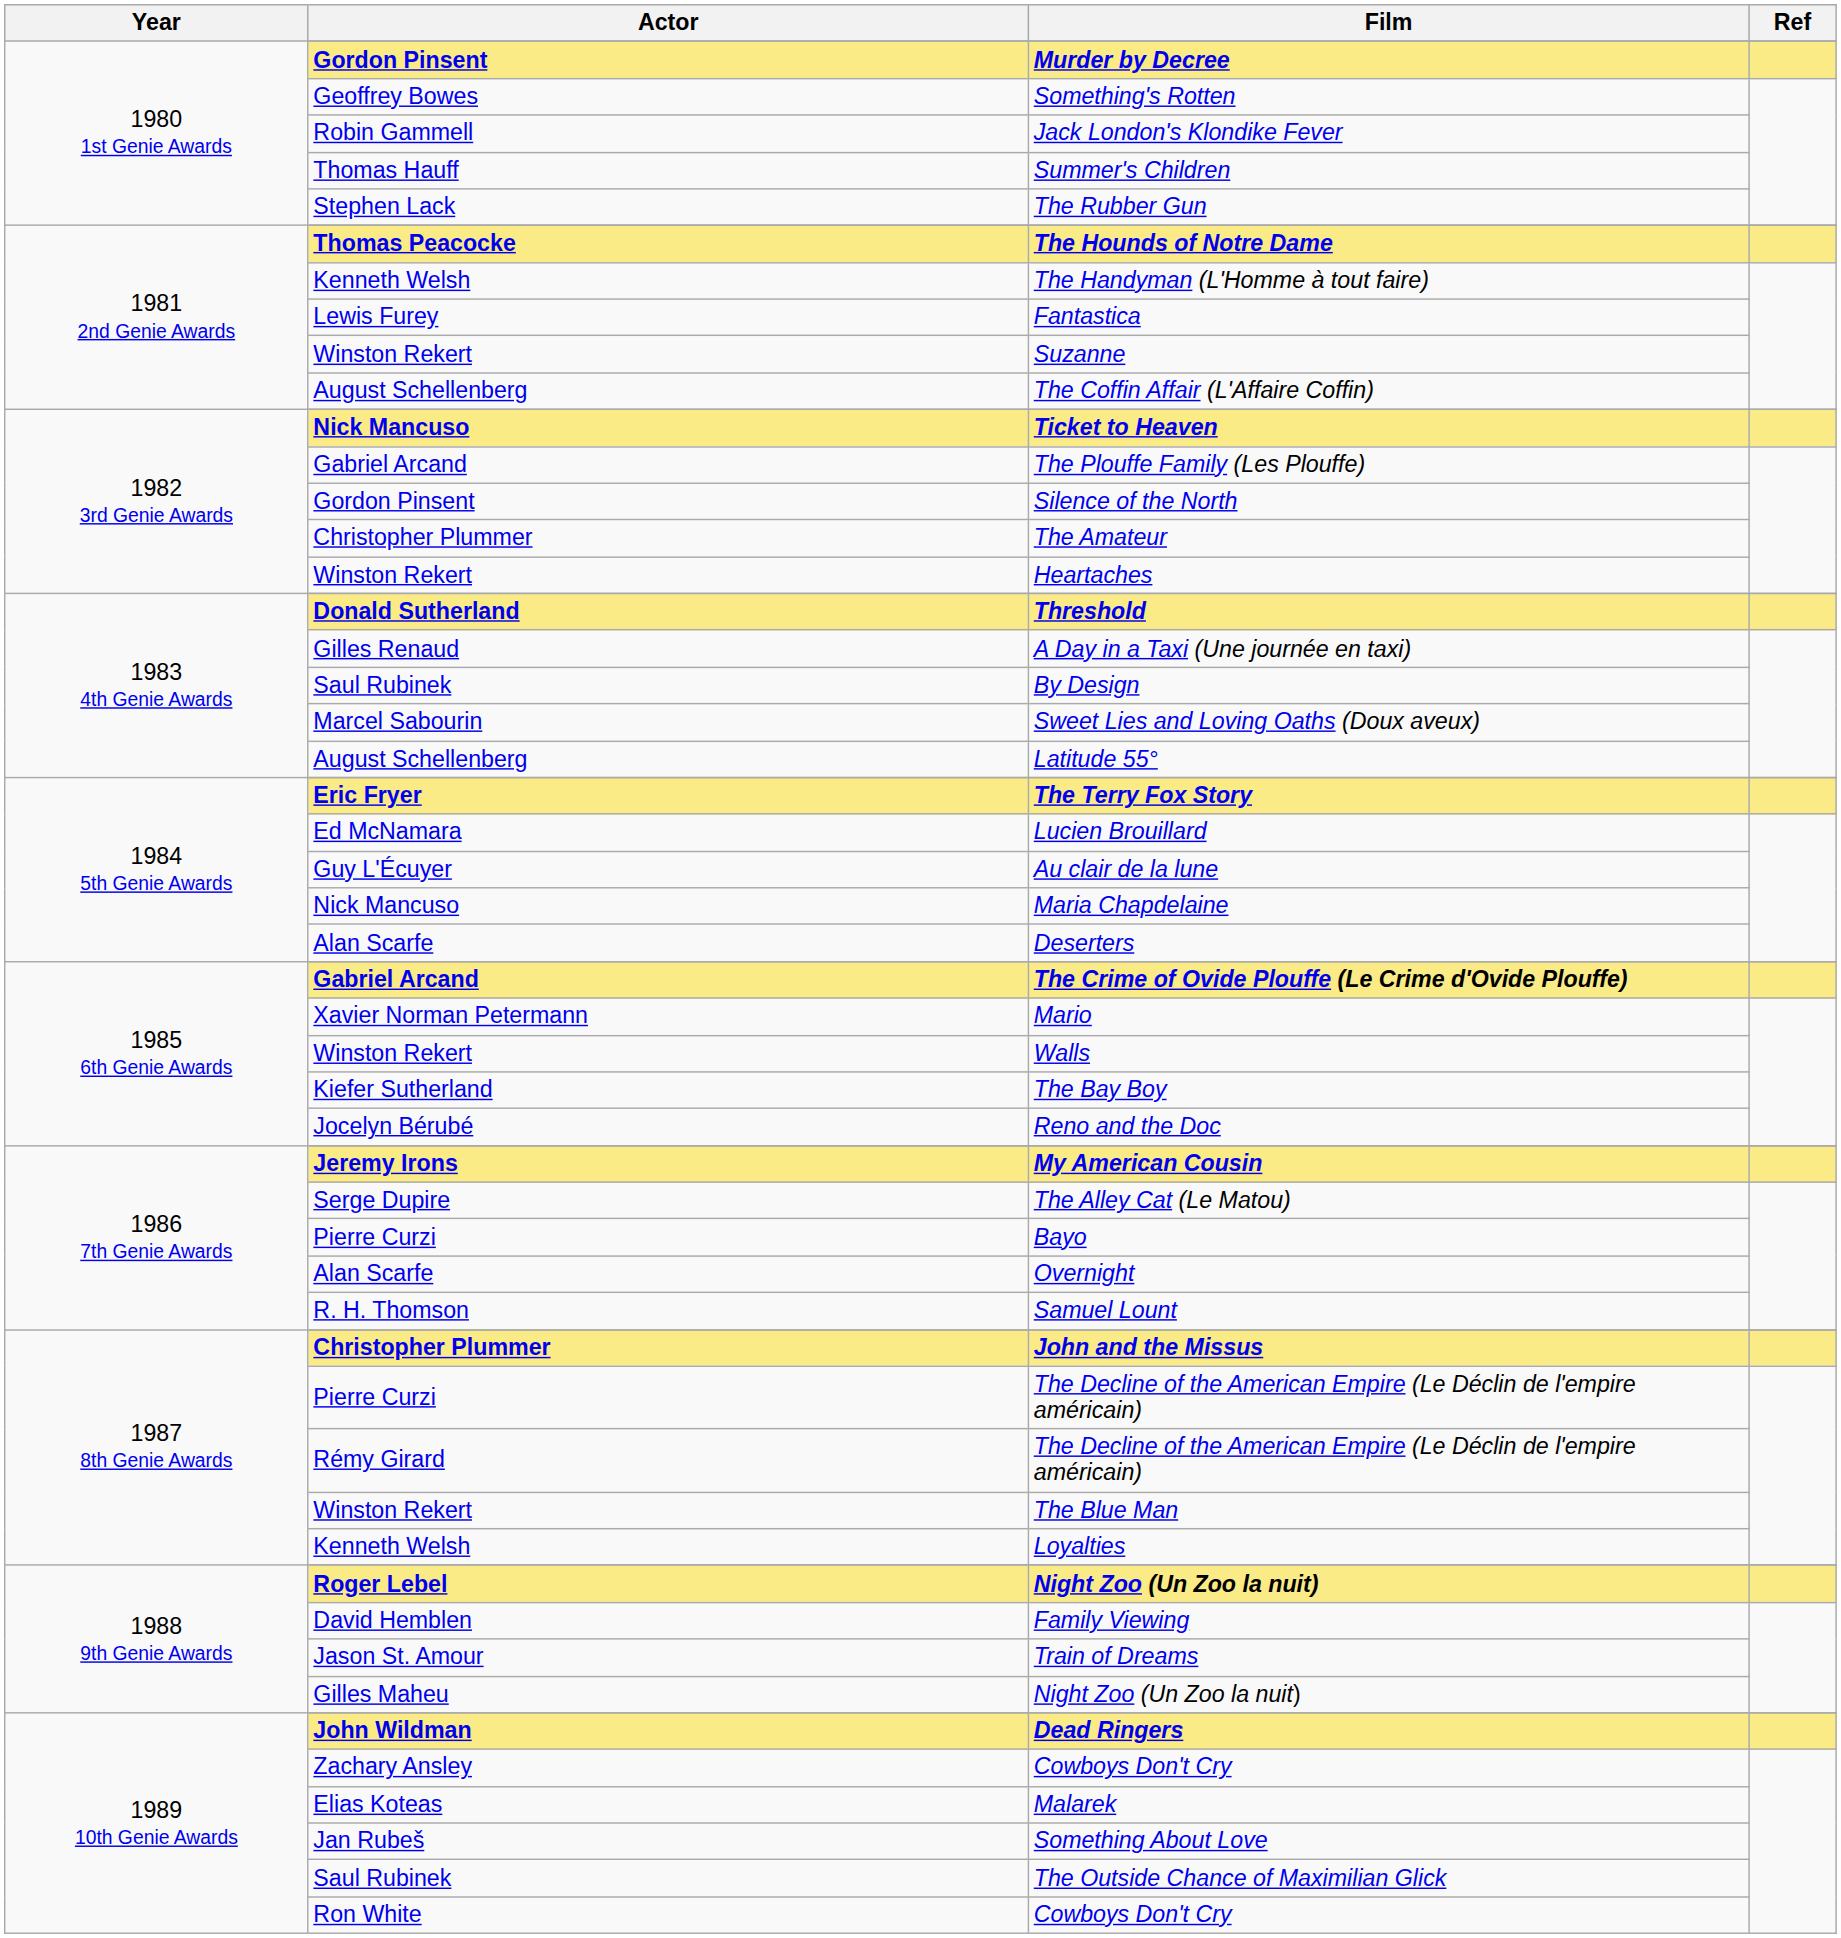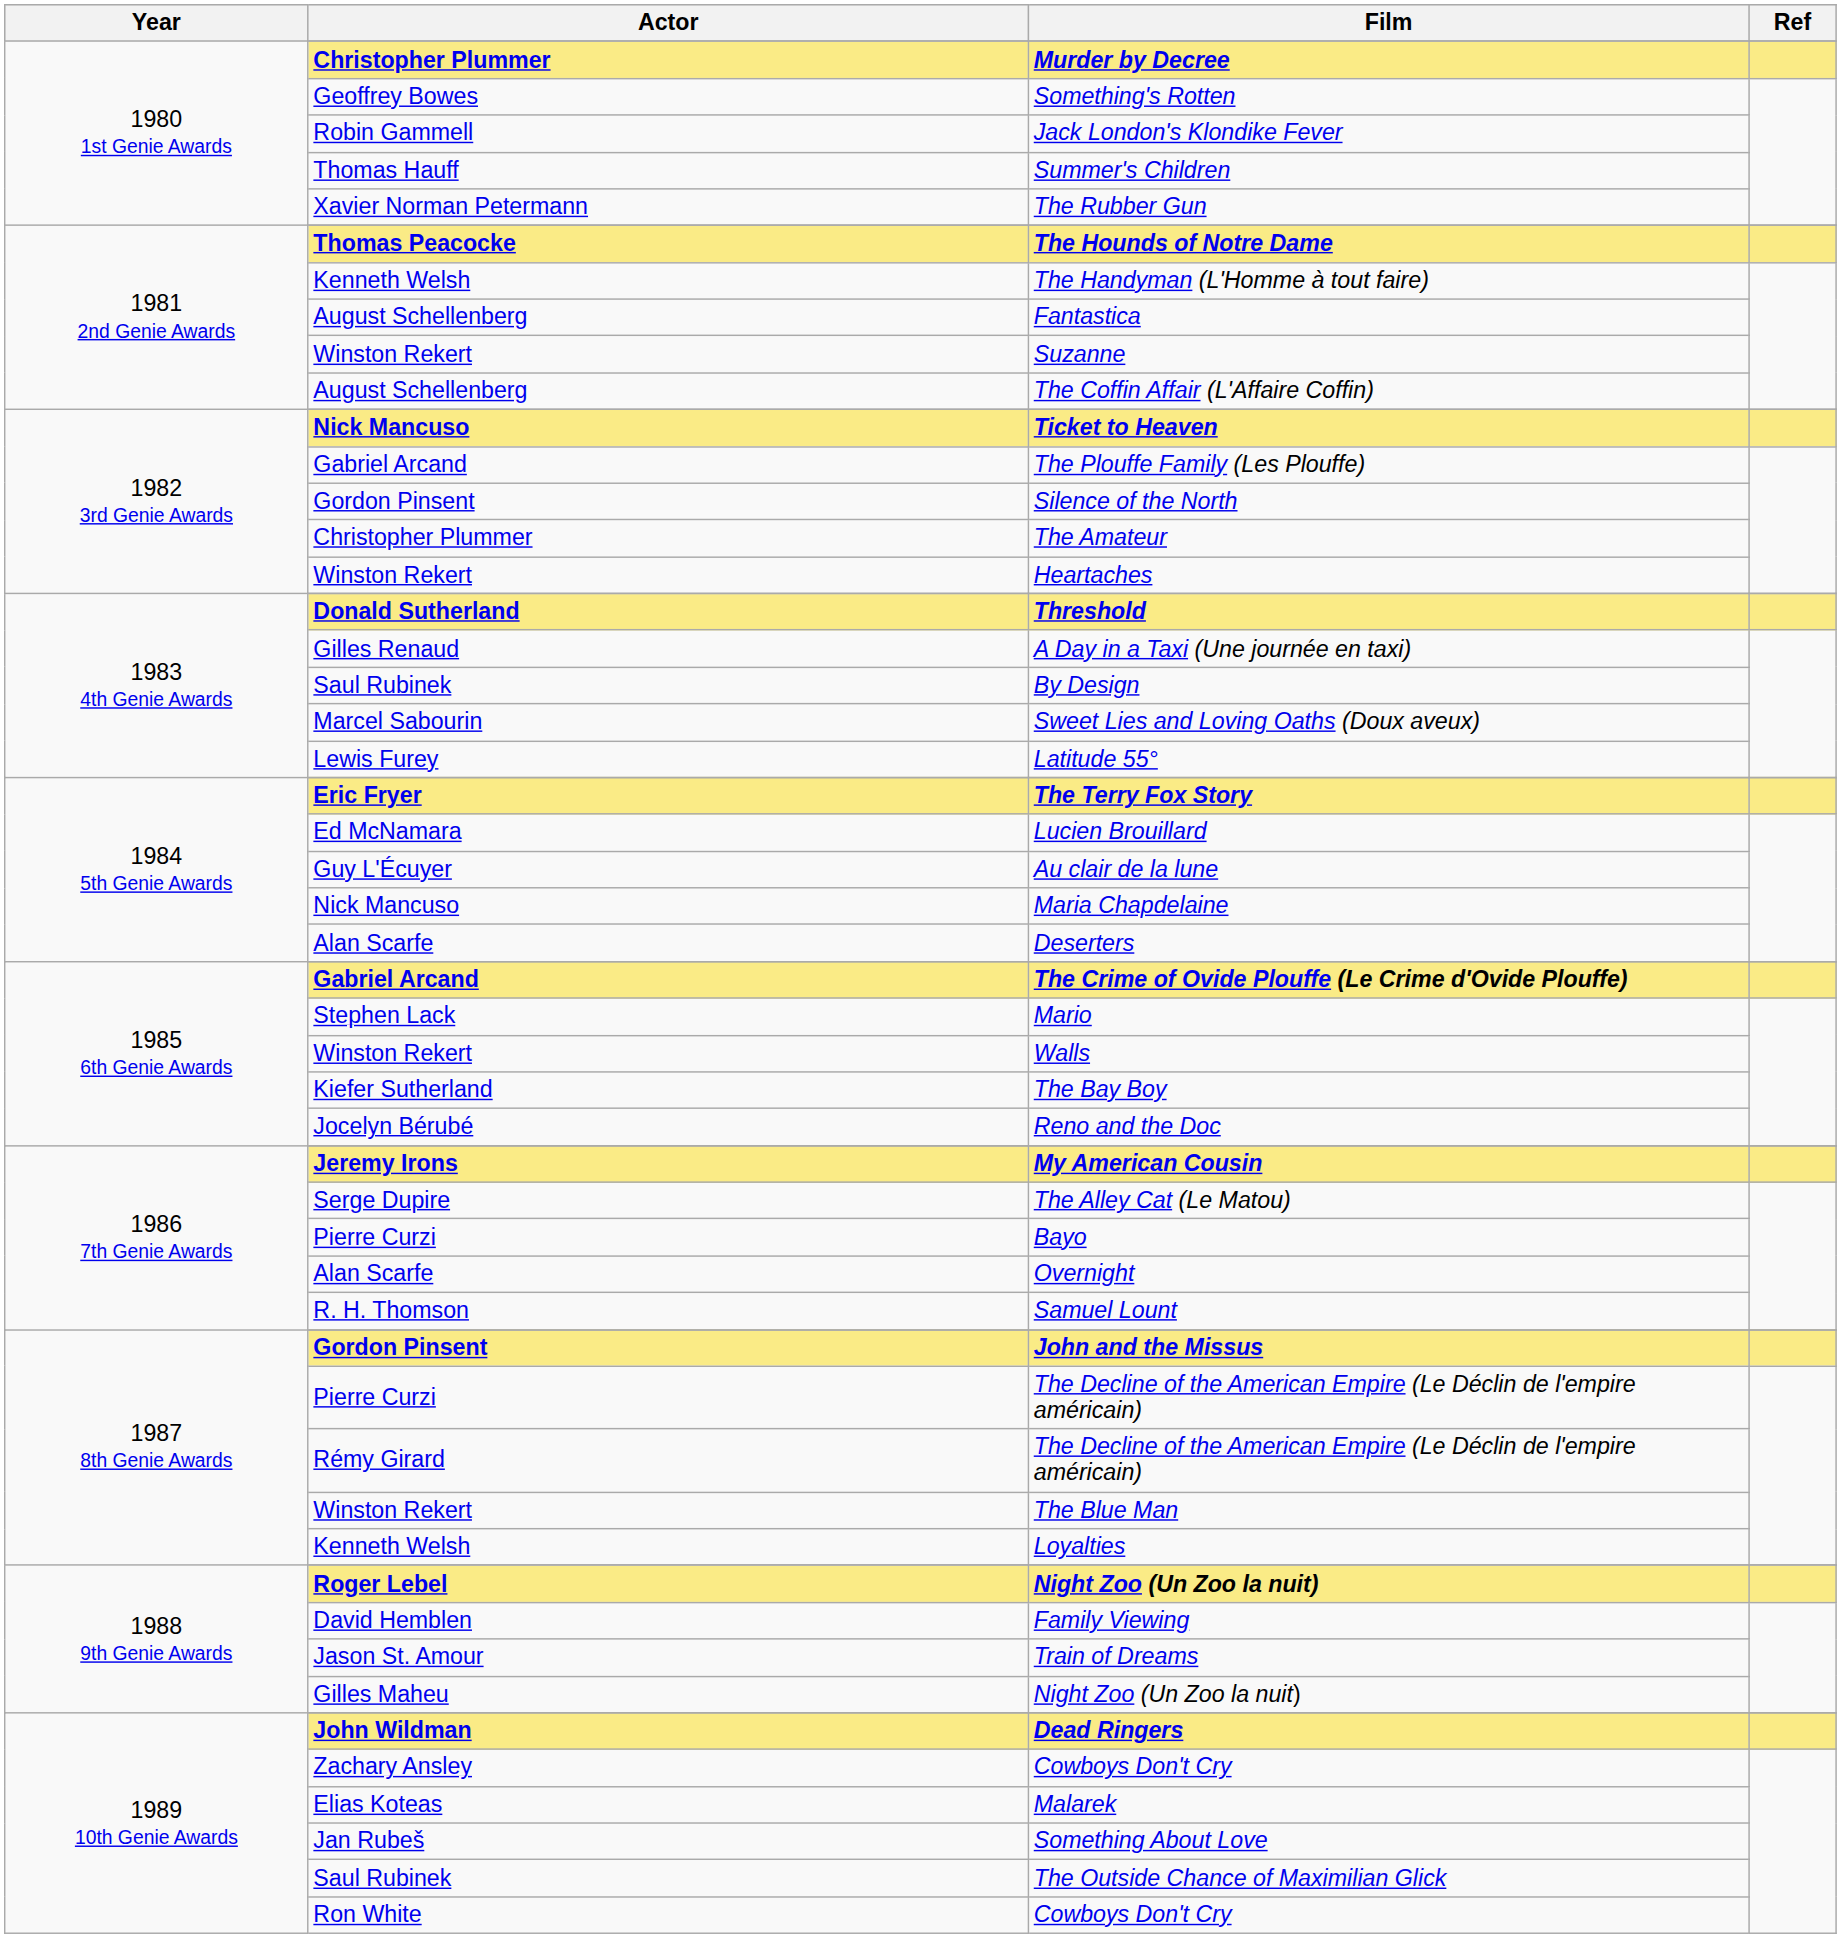(400, 59) Gordon Pinsent -> (432, 59) Christopher Plummer
(384, 206) Stephen Lack -> (451, 206) Xavier Norman Petermann
(376, 317) Lewis Furey -> (420, 317) August Schellenberg
(420, 758) August Schellenberg -> (376, 758) Lewis Furey
(451, 1016) Xavier Norman Petermann -> (384, 1016) Stephen Lack
(432, 1347) Christopher Plummer -> (400, 1347) Gordon Pinsent
